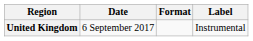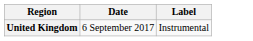- column: (175, 12)
